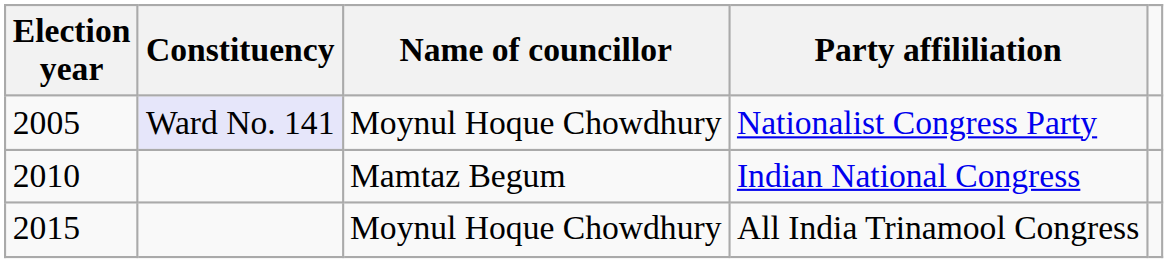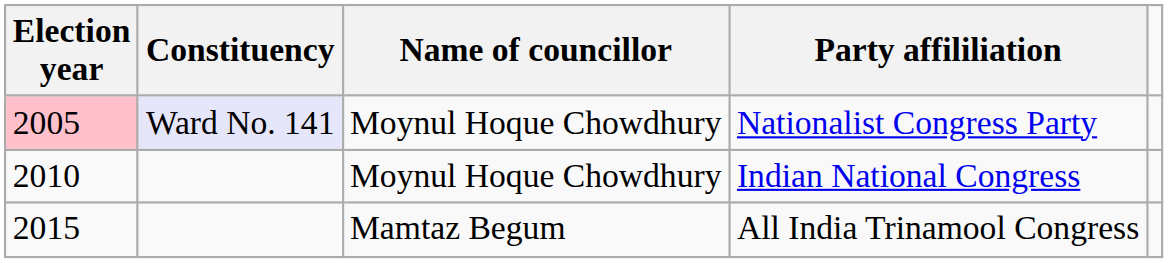(46, 122) no background -> (46, 122) pink background
(458, 175) Mamtaz Begum -> (536, 175) Moynul Hoque Chowdhury
(536, 228) Moynul Hoque Chowdhury -> (458, 228) Mamtaz Begum
